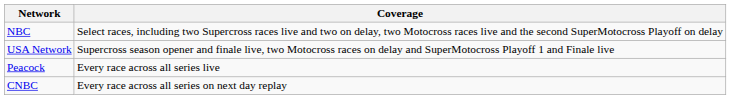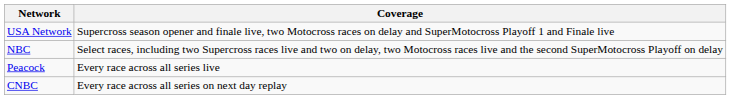rows swapped: (19, 31) <-> (39, 49)
